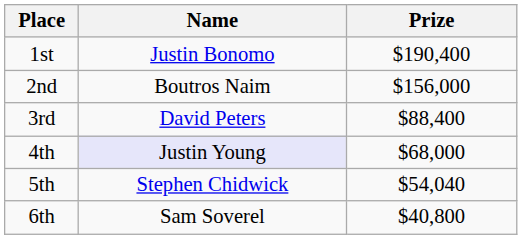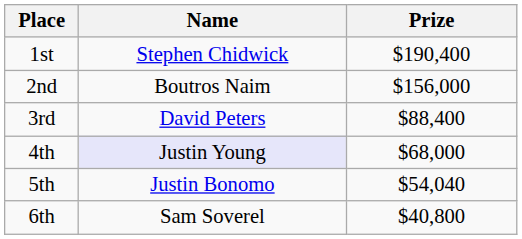(212, 53) Justin Bonomo -> (212, 53) Stephen Chidwick
(212, 184) Stephen Chidwick -> (212, 184) Justin Bonomo
